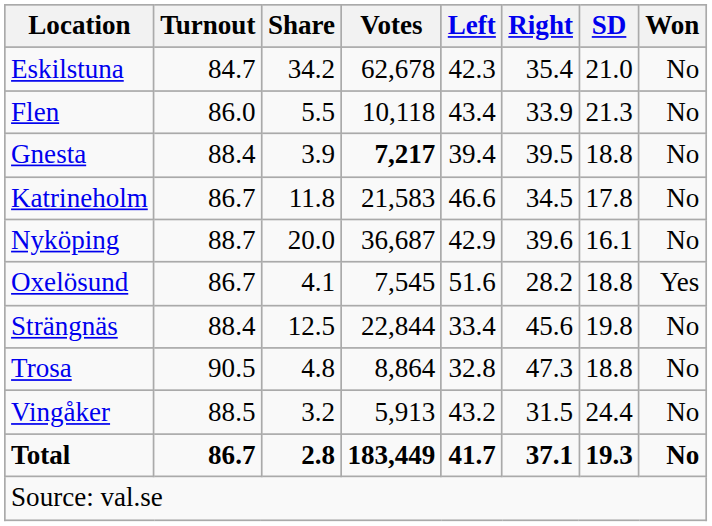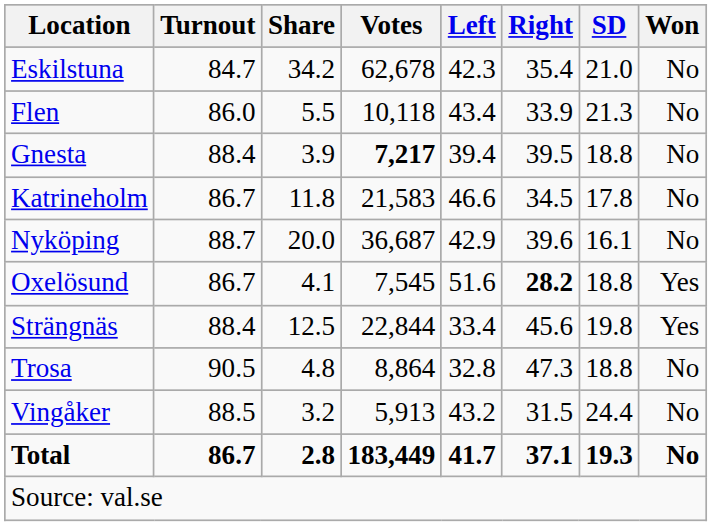(549, 283) normal -> (549, 283) bold
(683, 326) No -> (680, 326) Yes
